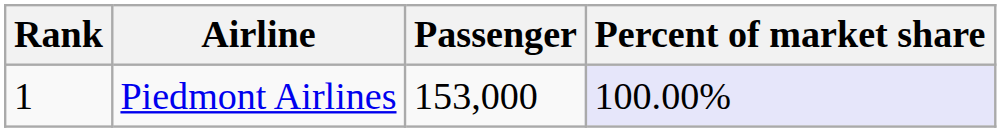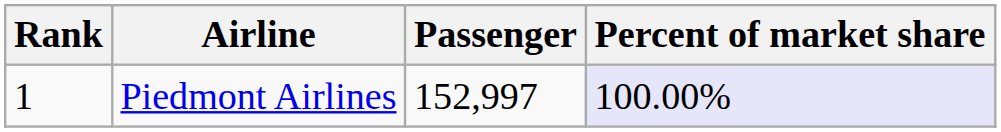(476, 95) 153,000 -> (476, 95) 152,997
